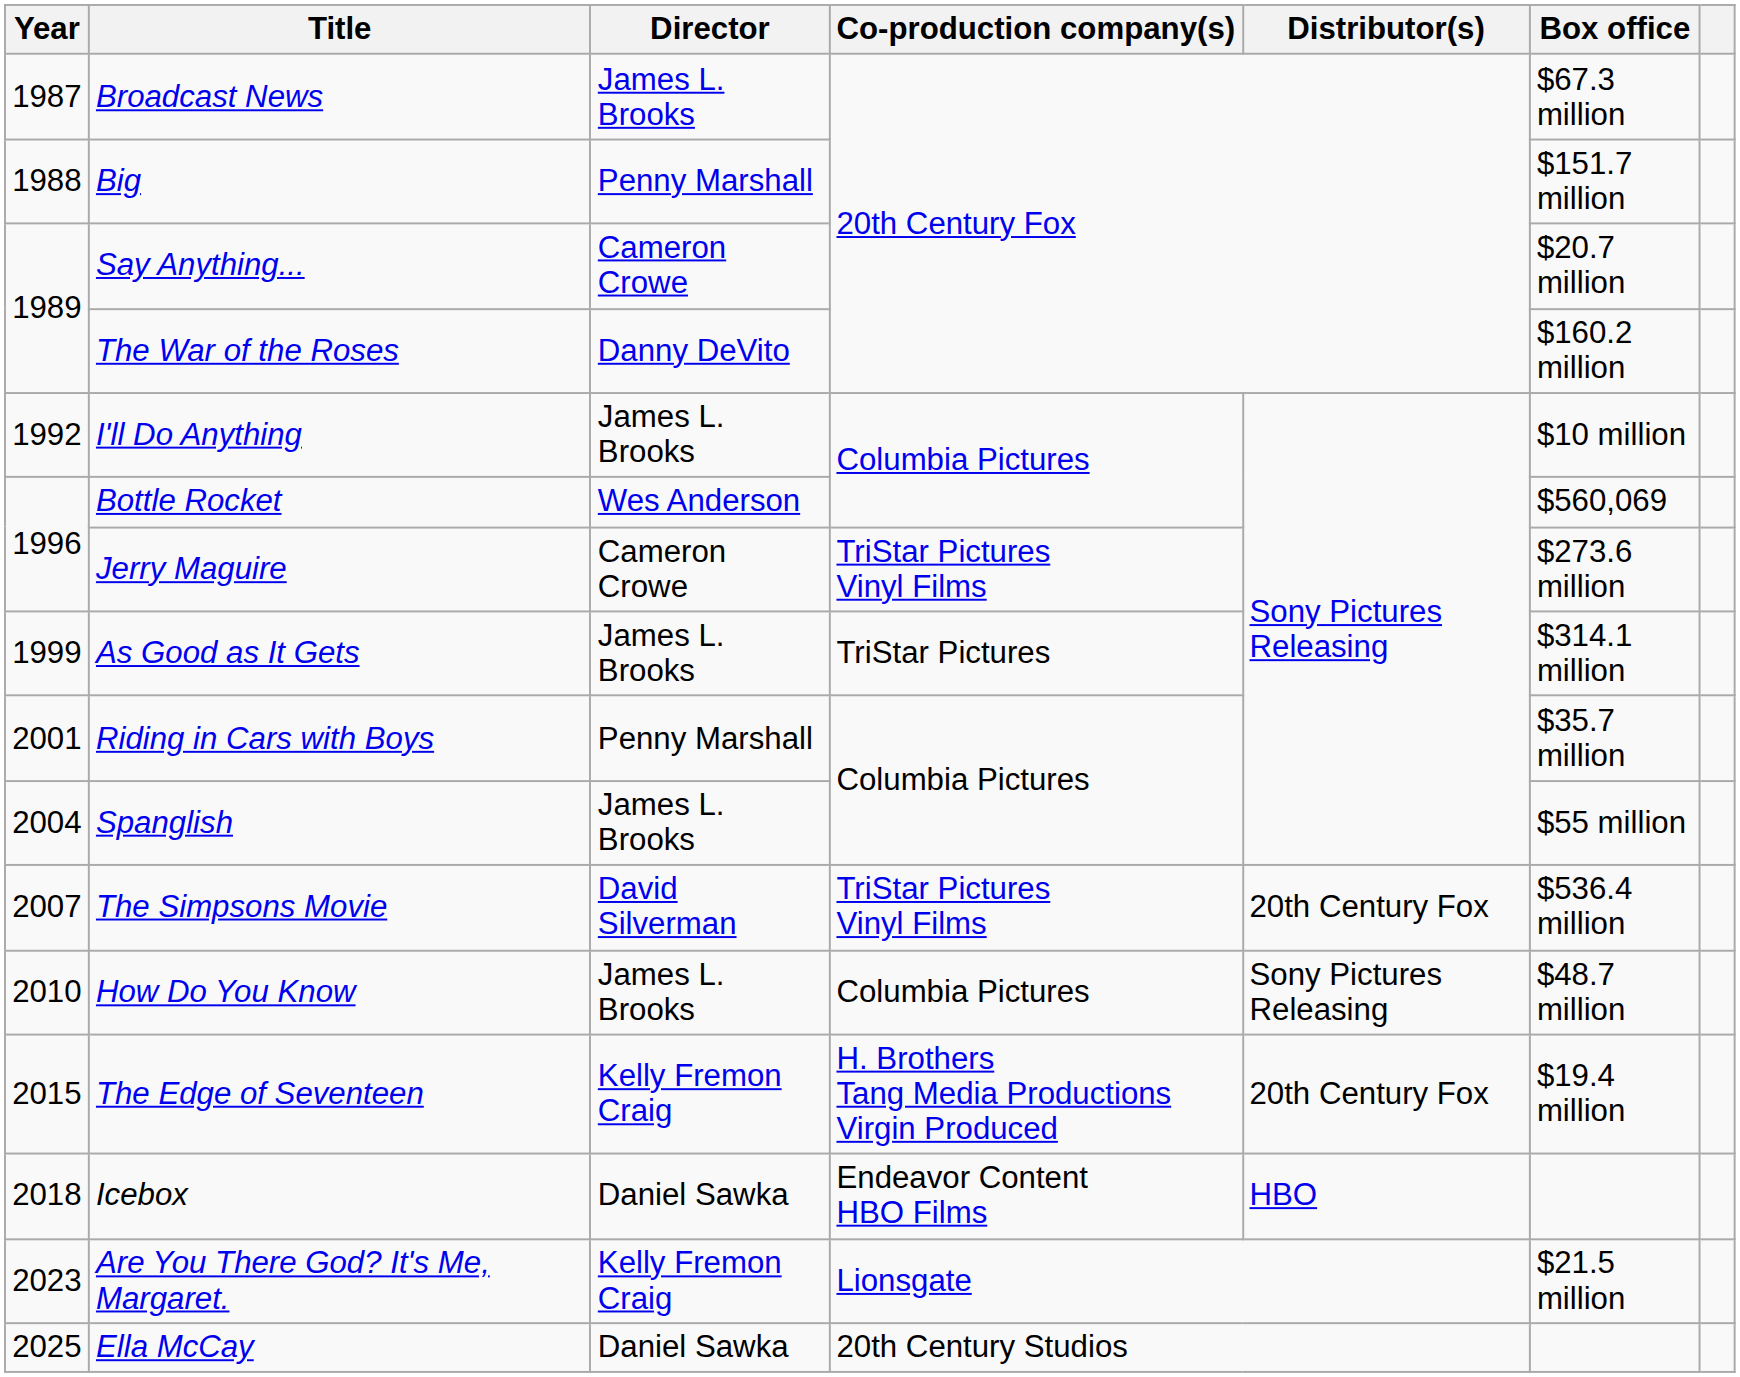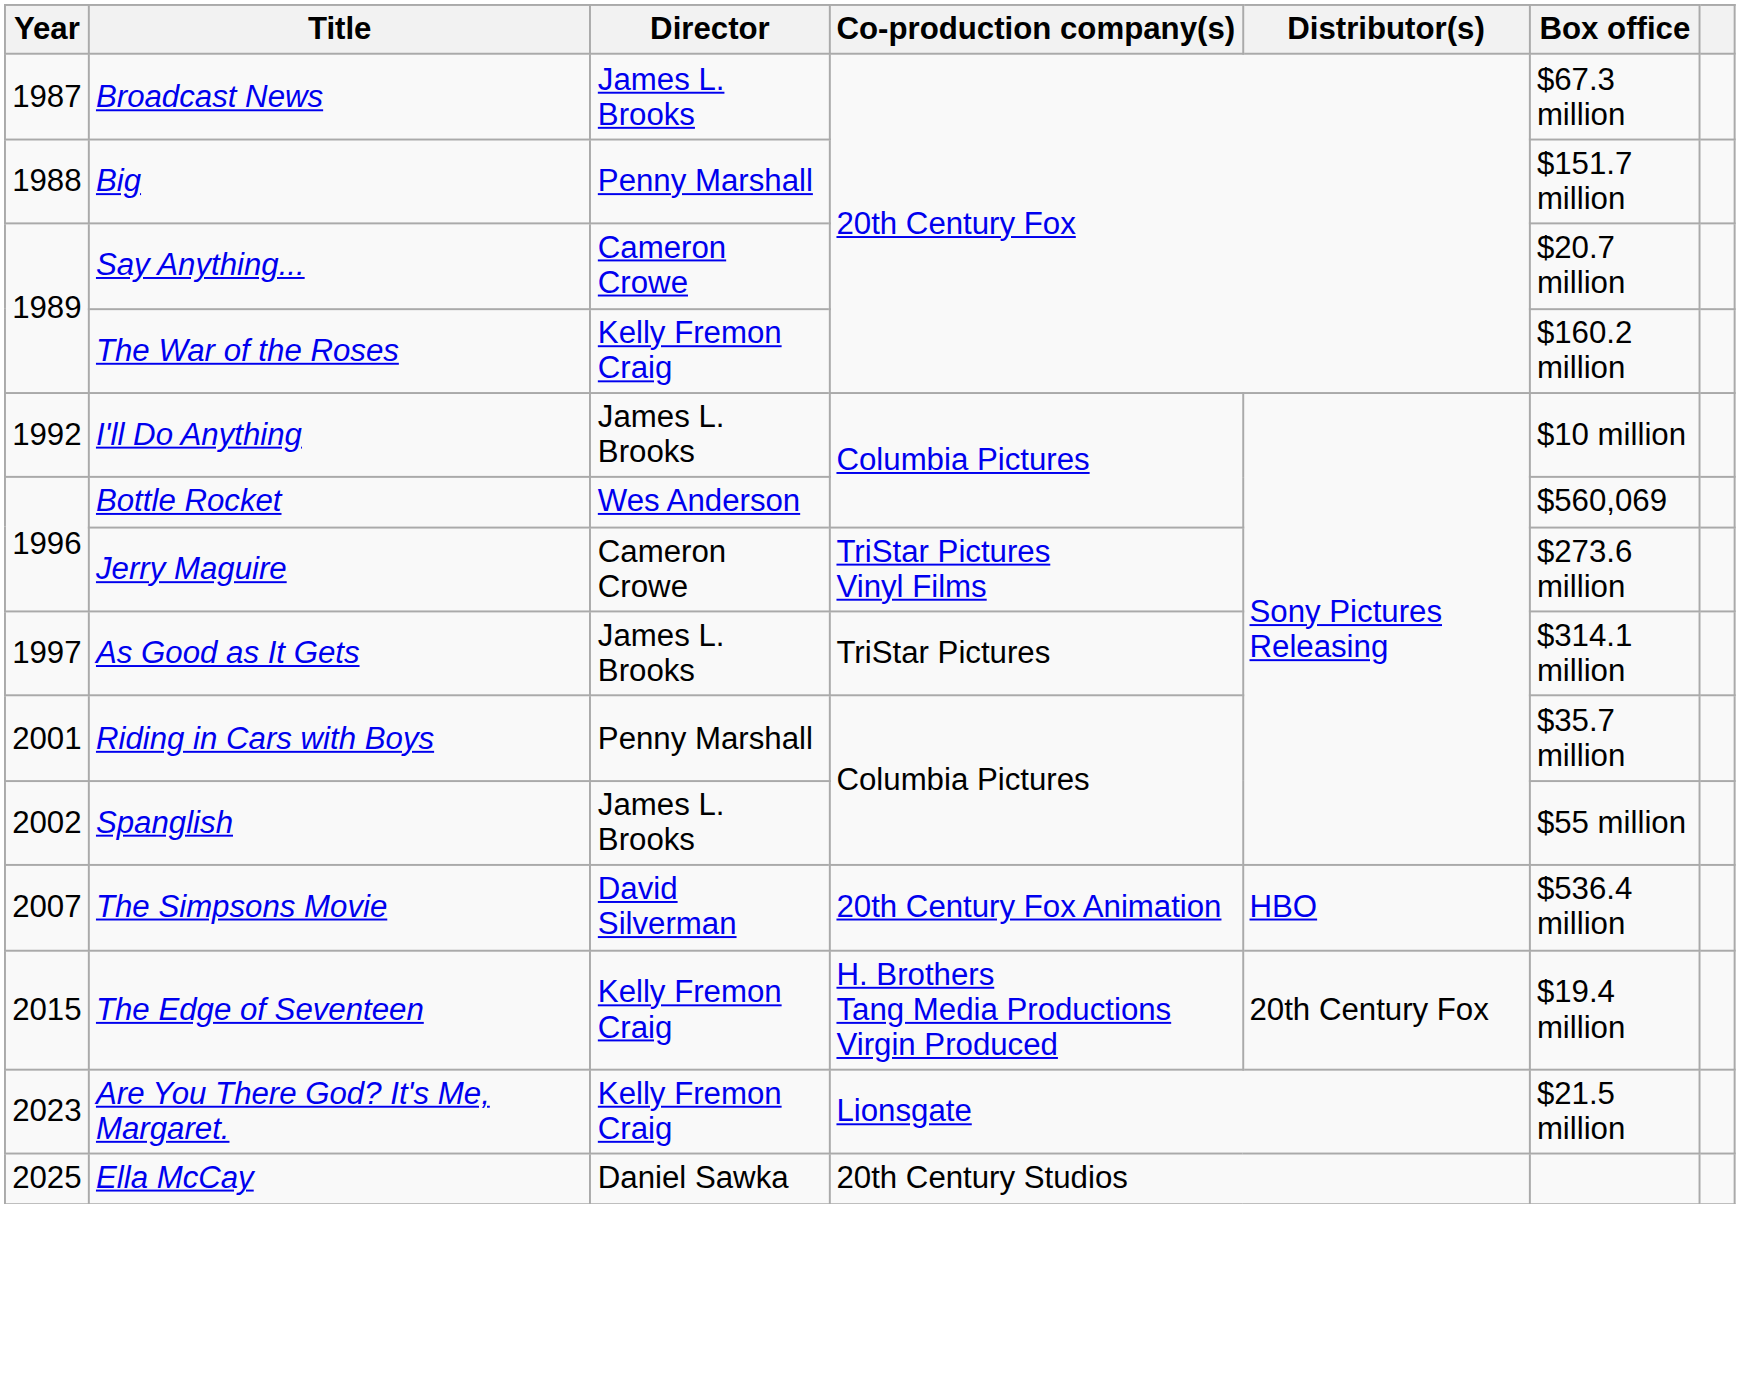(694, 350) Danny DeVito -> (690, 350) Kelly Fremon Craig
(47, 653) 1999 -> (47, 653) 1997
(47, 822) 2004 -> (47, 822) 2002
(943, 906) TriStar Pictures Vinyl Films -> (1029, 906) 20th Century Fox Animation
(1369, 906) 20th Century Fox -> (1283, 906) HBO
- row: (226, 991)
- row: (142, 1195)
